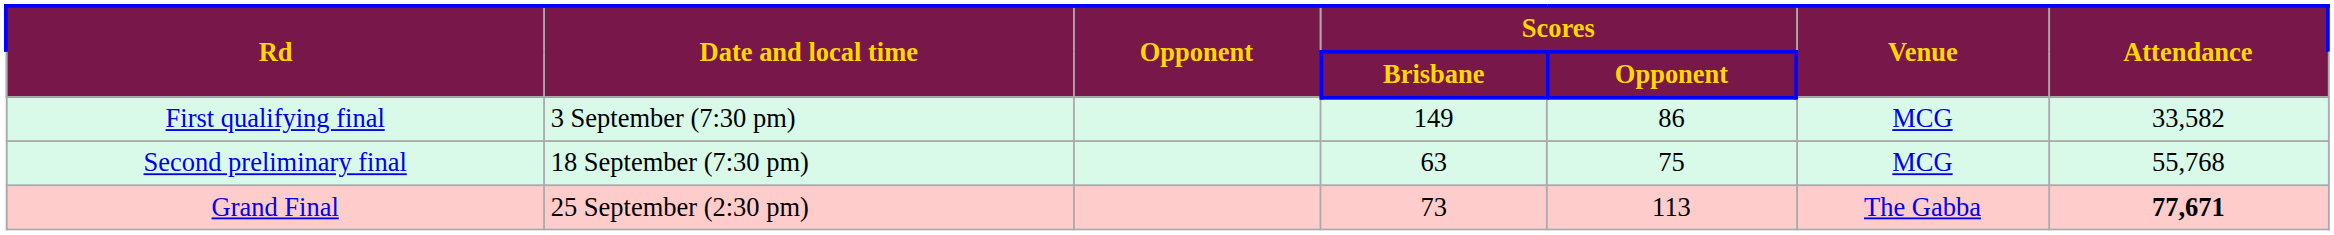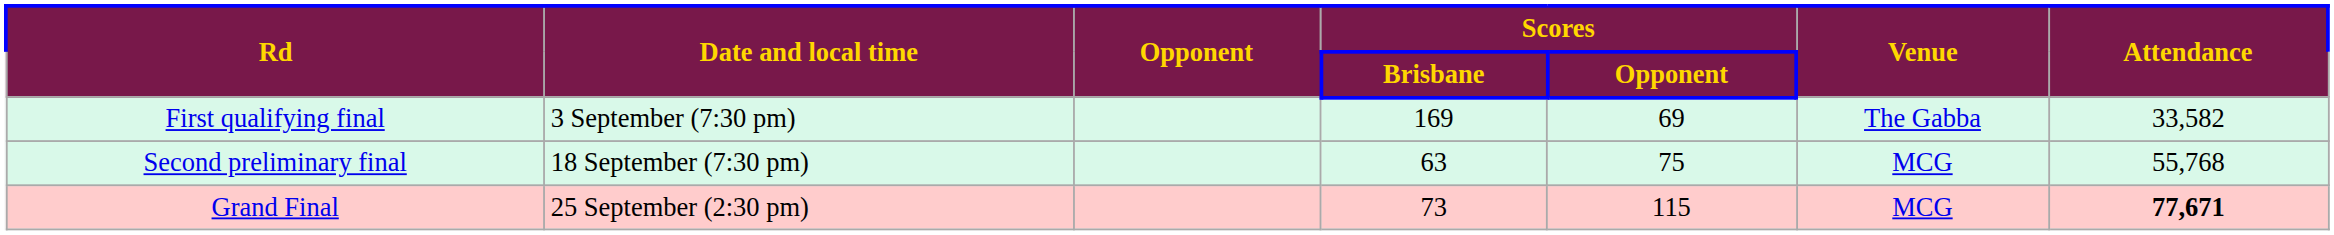(1434, 119) 149 -> (1434, 119) 169
(1672, 119) 86 -> (1672, 119) 69
(1922, 119) MCG -> (1922, 119) The Gabba
(1672, 207) 113 -> (1672, 207) 115
(1922, 207) The Gabba -> (1922, 207) MCG
